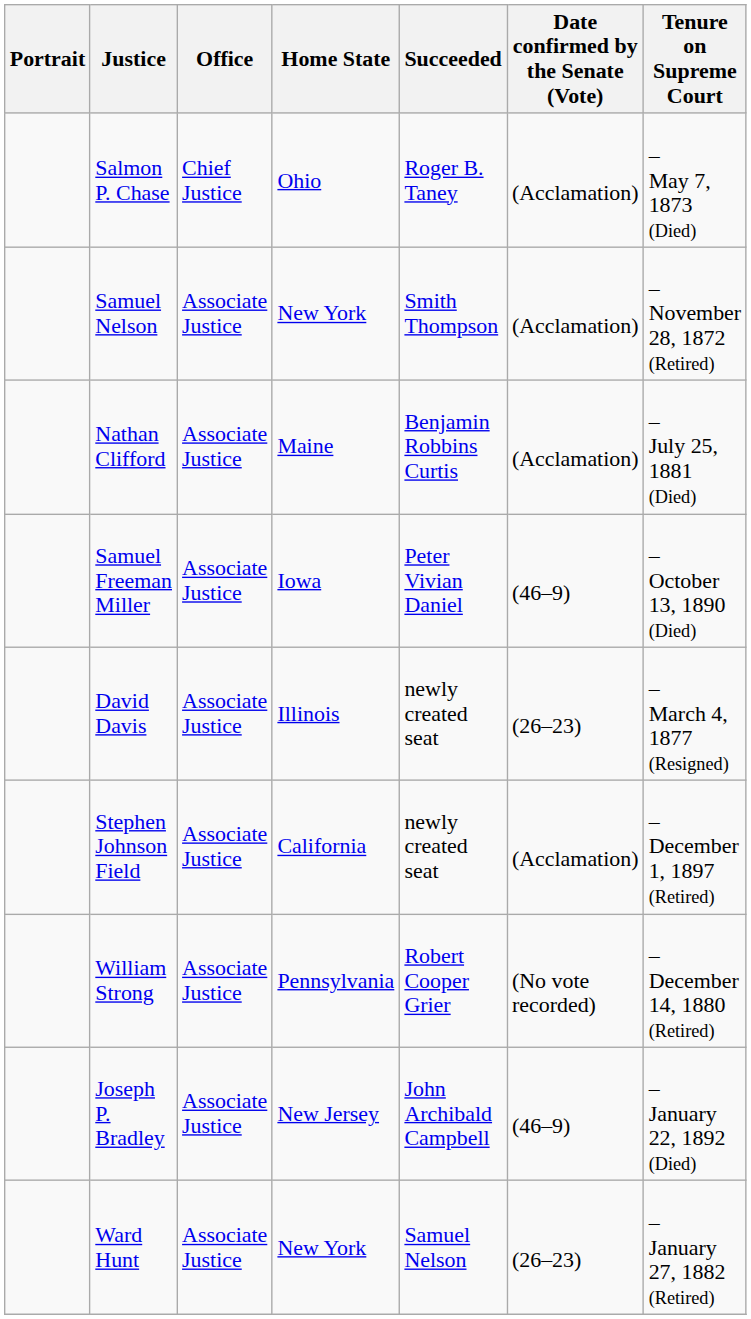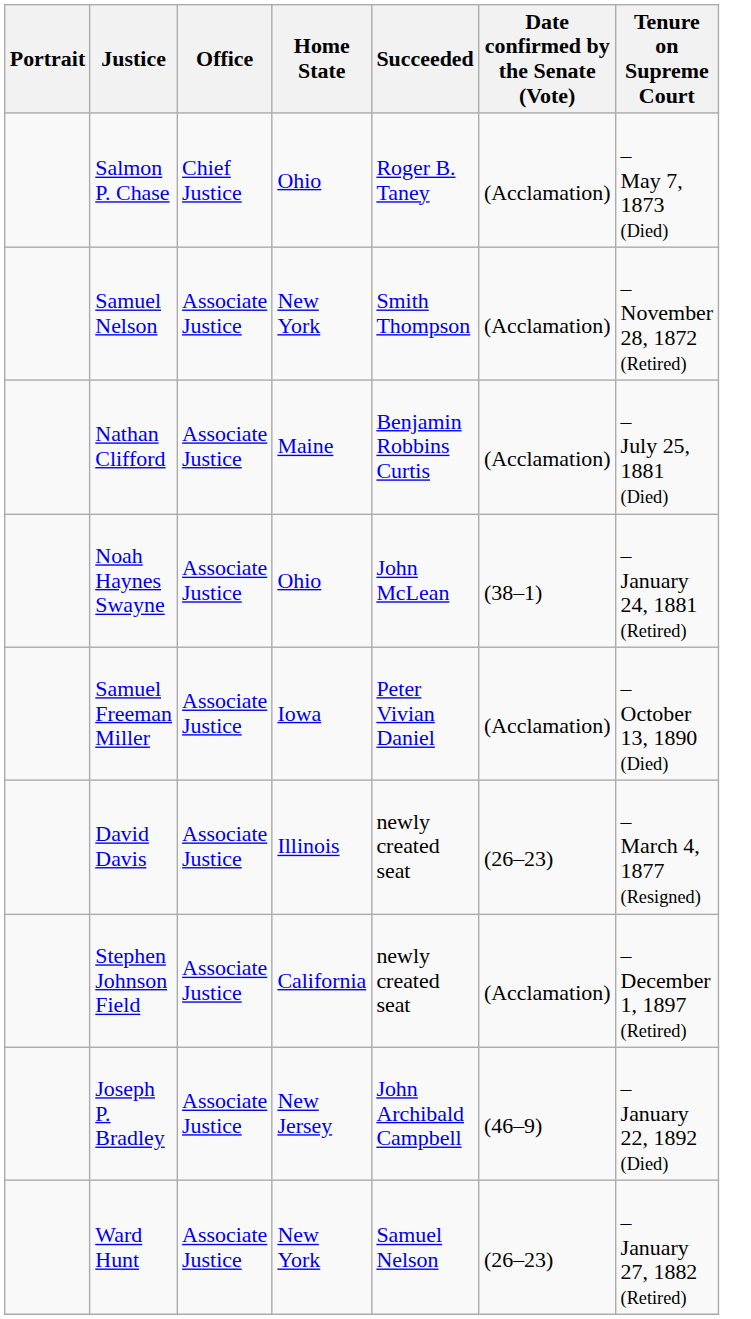+ row: (130, 580)
(541, 592) (46–9) -> (547, 725) (Acclamation)
- row: (131, 980)
